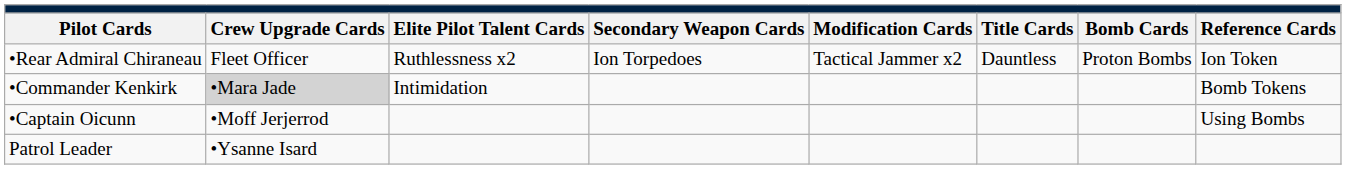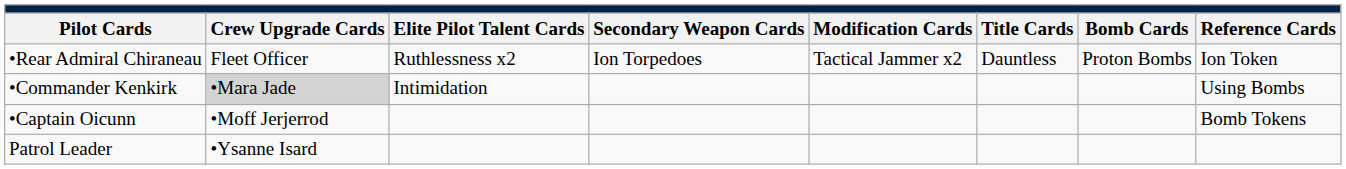(1253, 88) Bomb Tokens -> (1253, 88) Using Bombs
(1253, 118) Using Bombs -> (1253, 118) Bomb Tokens
